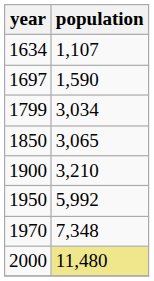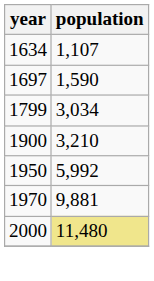- row: (28, 140)
(77, 230) 7,348 -> (77, 200) 9,881
